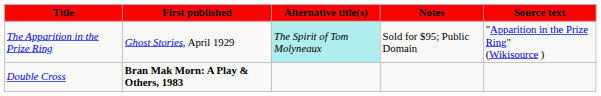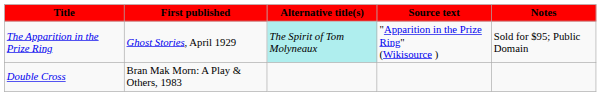columns swapped: (540, 13) <-> (432, 13)
(187, 77) bold -> (184, 77) normal
